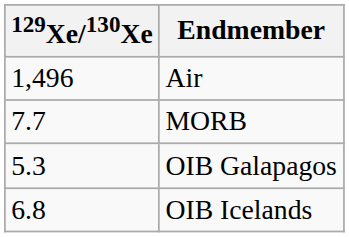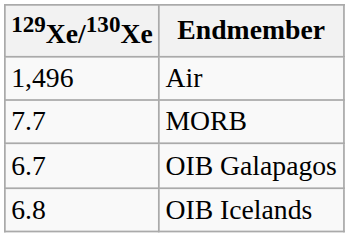(29, 165) 5.3 -> (29, 165) 6.7
